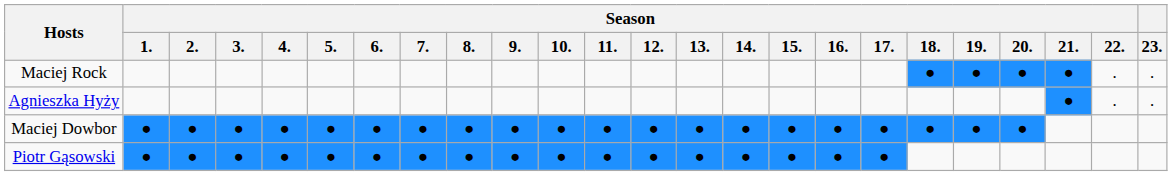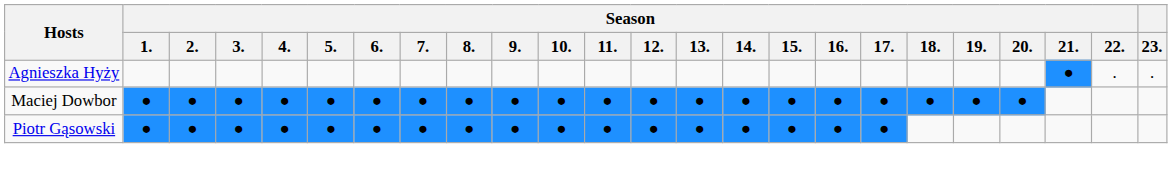- row: (64, 73)
